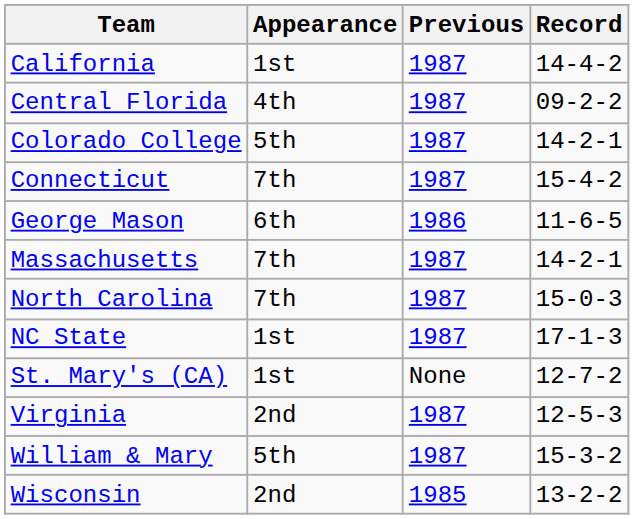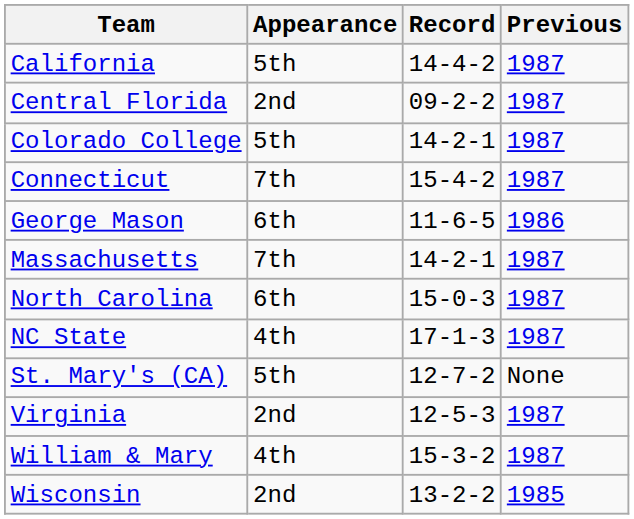columns swapped: (467, 25) <-> (579, 25)
(275, 64) 1st -> (275, 64) 5th
(275, 103) 4th -> (275, 103) 2nd
(275, 299) 7th -> (275, 299) 6th
(275, 338) 1st -> (275, 338) 4th
(275, 377) 1st -> (275, 377) 5th
(275, 456) 5th -> (275, 456) 4th
